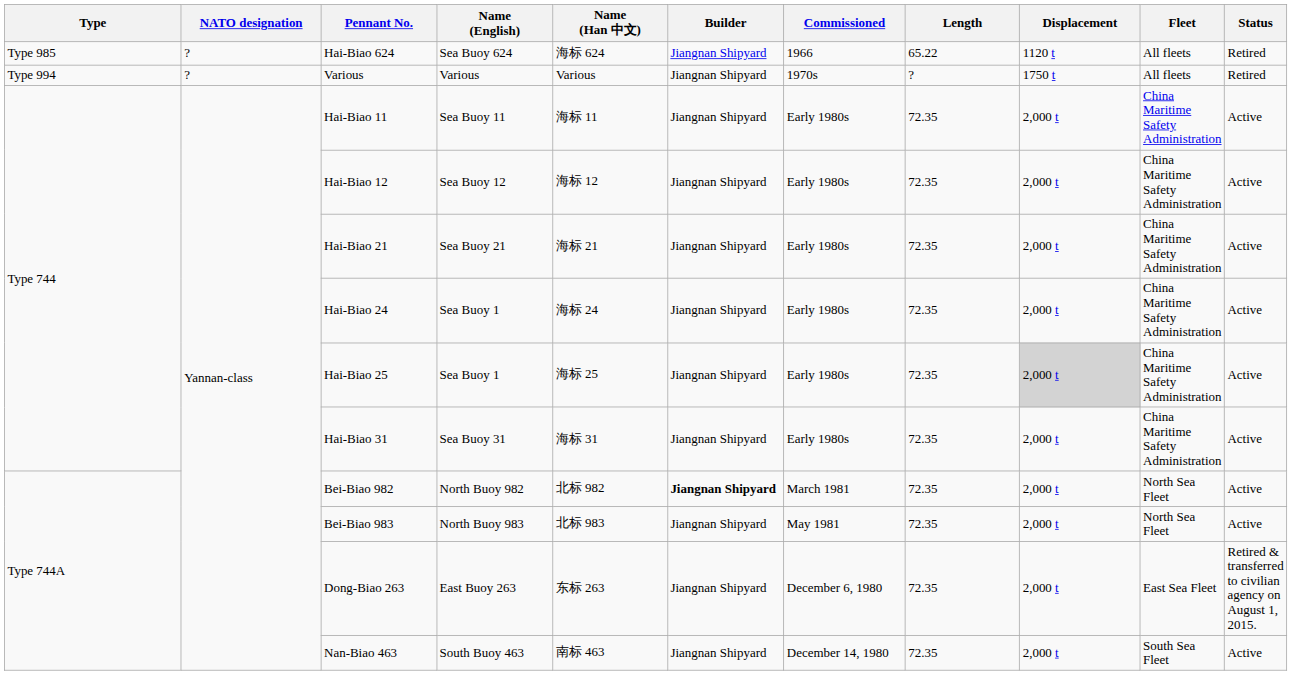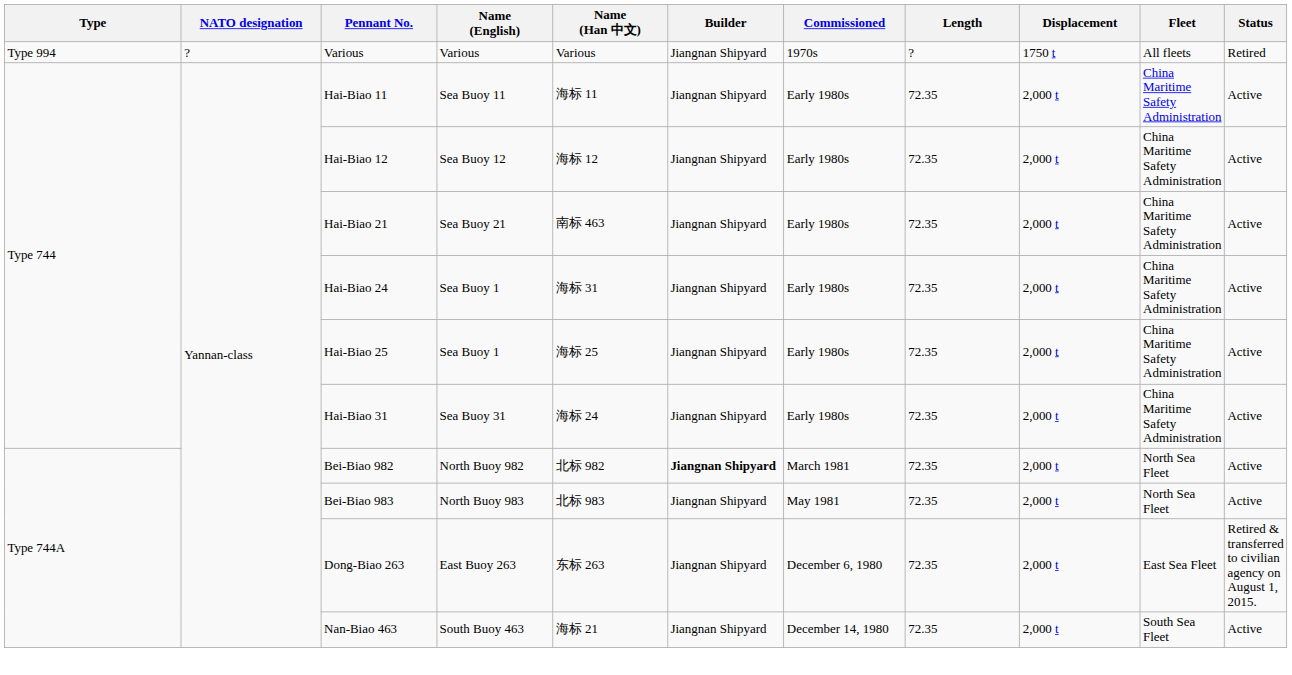- row: (359, 53)
(577, 245) 海标 21 -> (580, 222) 南标 463
(577, 310) 海标 24 -> (577, 287) 海标 31
(1041, 374) lightgrey background -> (1041, 351) no background
(577, 438) 海标 31 -> (577, 415) 海标 24
(580, 652) 南标 463 -> (577, 629) 海标 21
